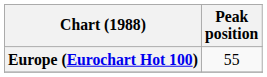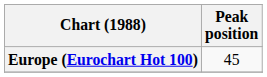(232, 59) 55 -> (232, 59) 45
